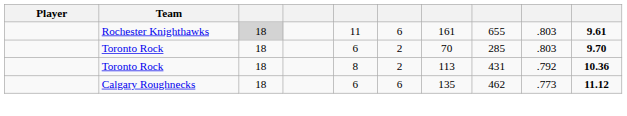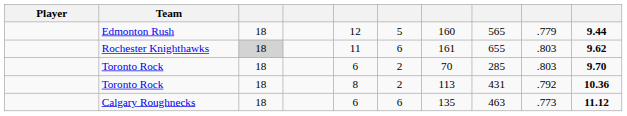+ row: (52, 31)
(597, 31) 9.61 -> (597, 48) 9.62
(497, 84) 462 -> (497, 102) 463
